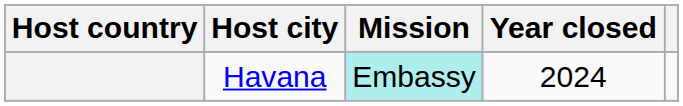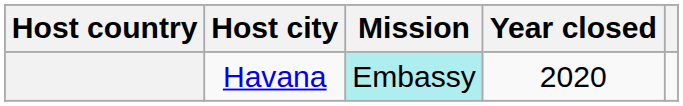(573, 76) 2024 -> (573, 76) 2020
